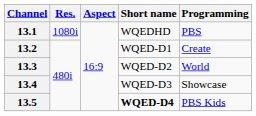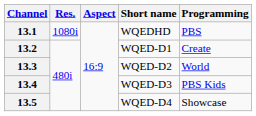(204, 84) Showcase -> (204, 84) PBS Kids
(147, 102) bold -> (146, 102) normal
(204, 102) PBS Kids -> (204, 102) Showcase
